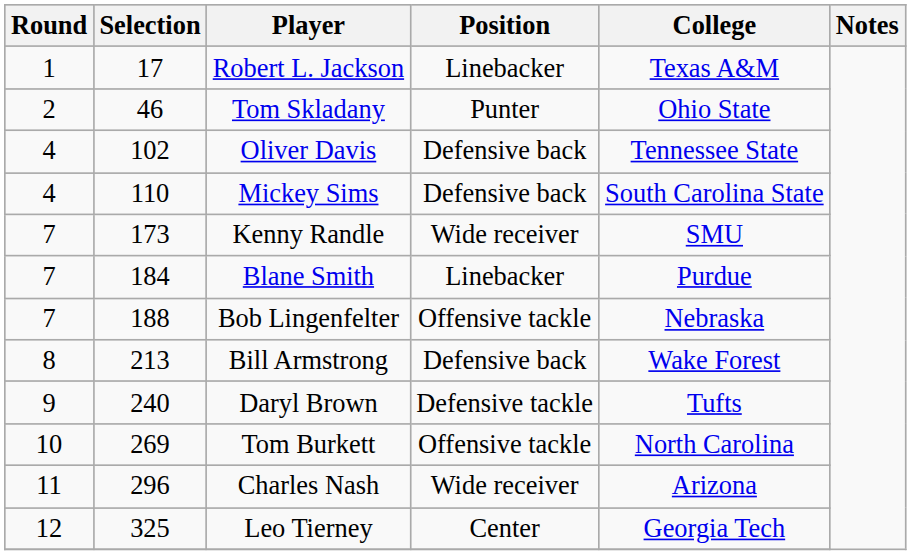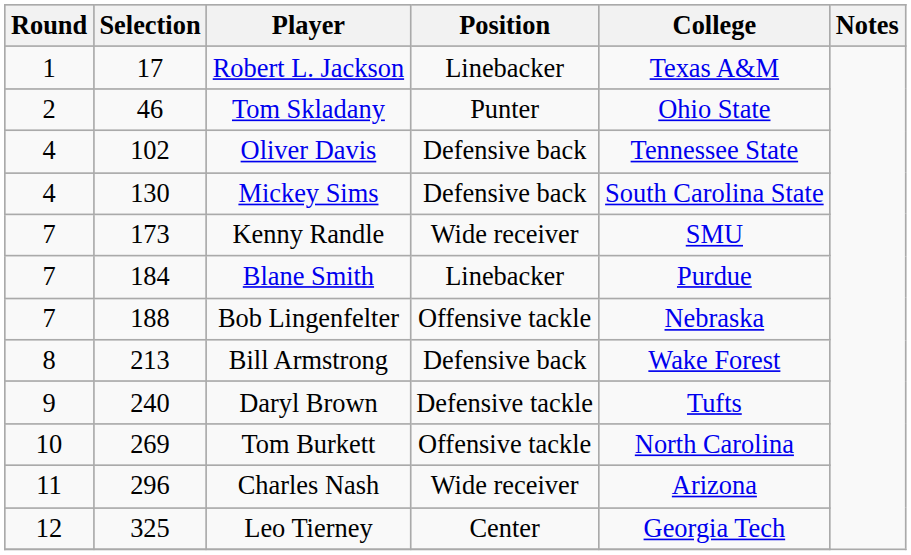(150, 192) 110 -> (150, 192) 130
